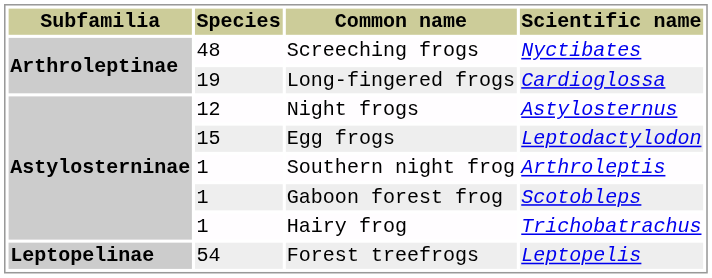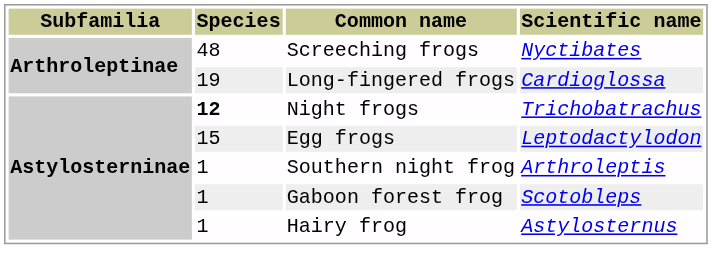(209, 109) normal -> (209, 109) bold
(599, 109) Astylosternus -> (611, 109) Trichobatrachus
(611, 227) Trichobatrachus -> (599, 227) Astylosternus
- row: (383, 256)
